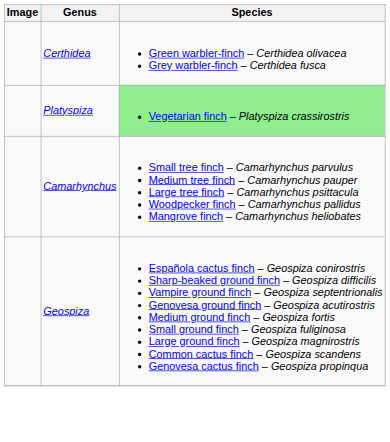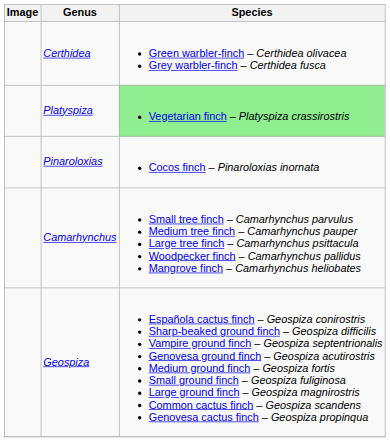+ row: (73, 162)
